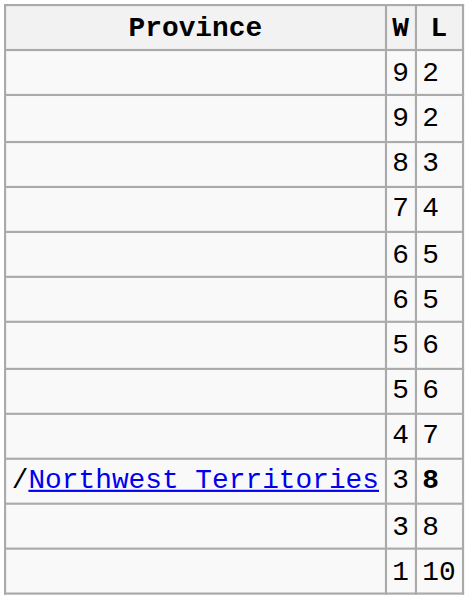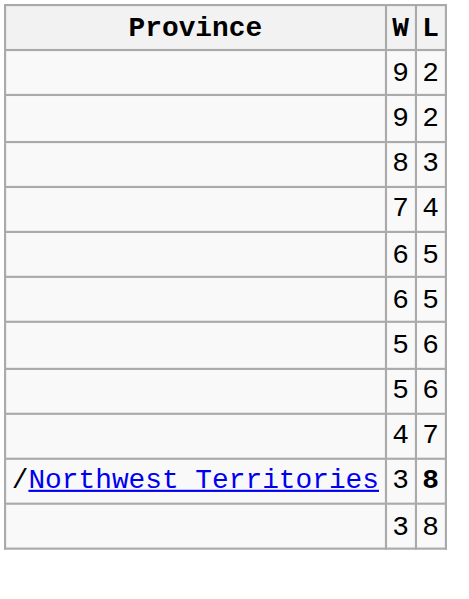- row: (195, 572)
